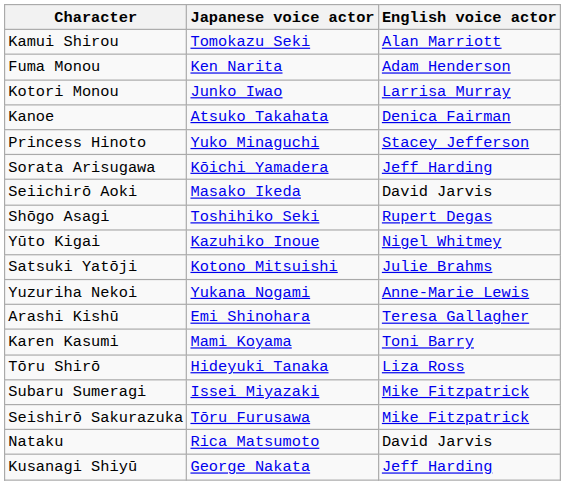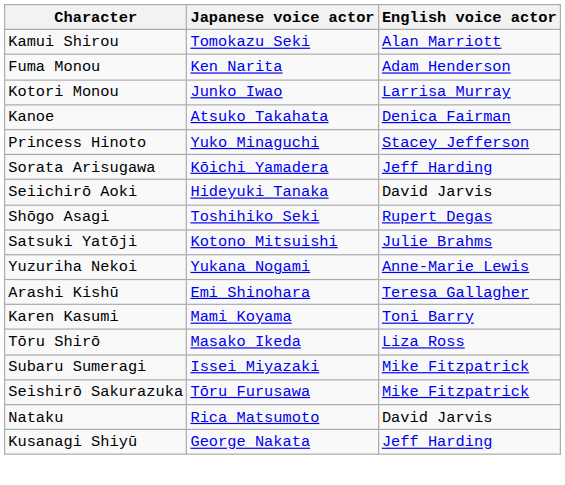(246, 192) Masako Ikeda -> (260, 192) Hideyuki Tanaka
- row: (54, 242)
(260, 367) Hideyuki Tanaka -> (246, 342) Masako Ikeda
